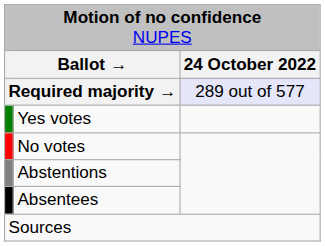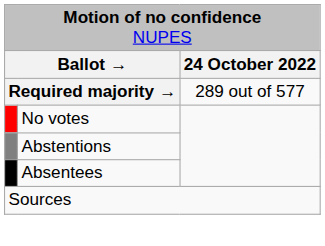(250, 91) lavender background -> (250, 91) no background
- row: (54, 118)
